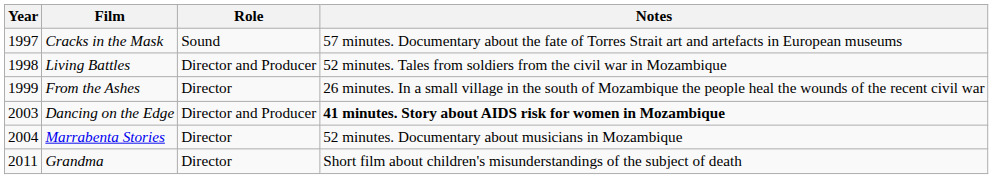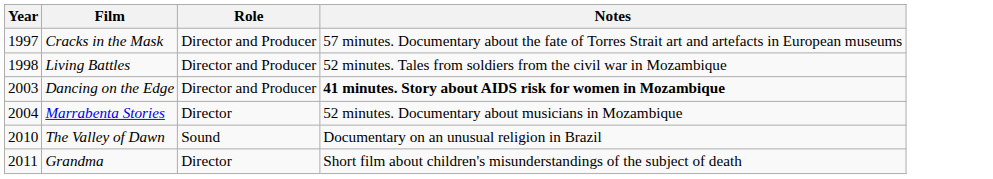(201, 40) Sound -> (249, 40) Director and Producer
- row: (93, 88)
+ row: (105, 137)
